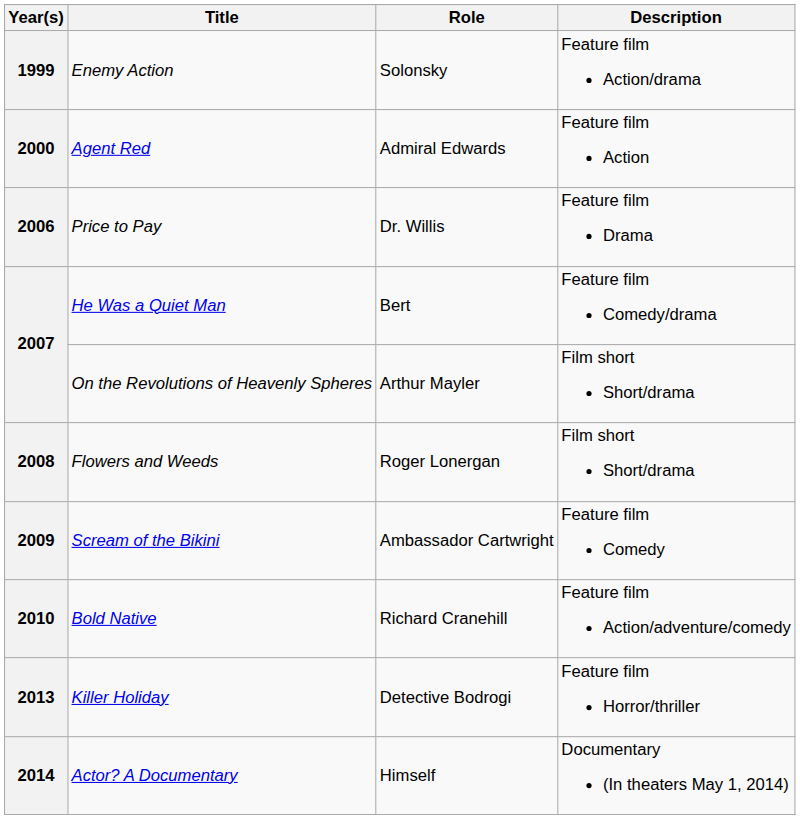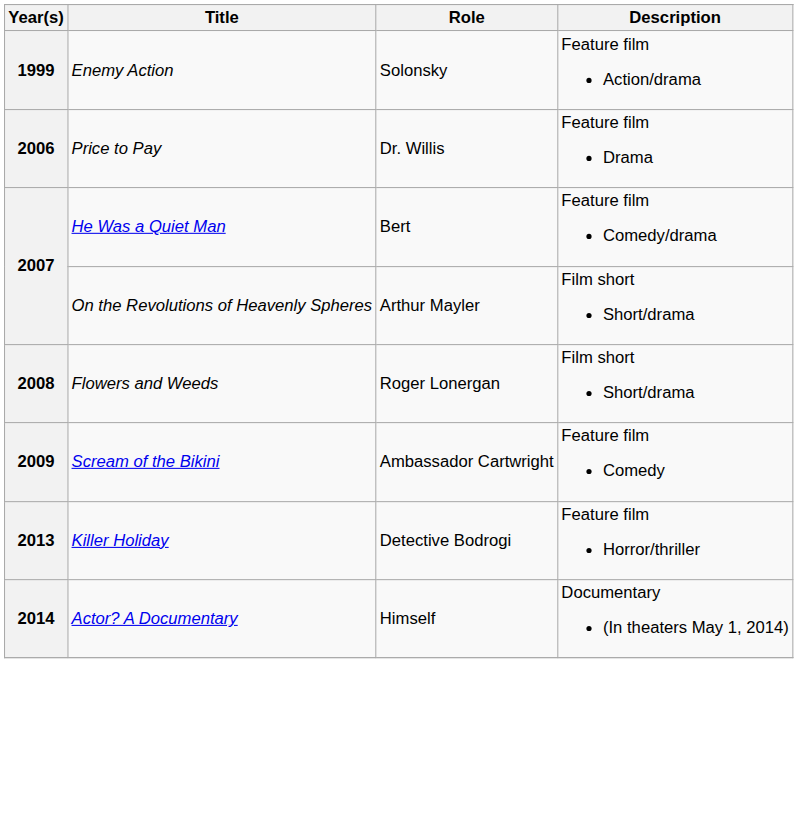- row: (36, 148)
- row: (36, 618)
